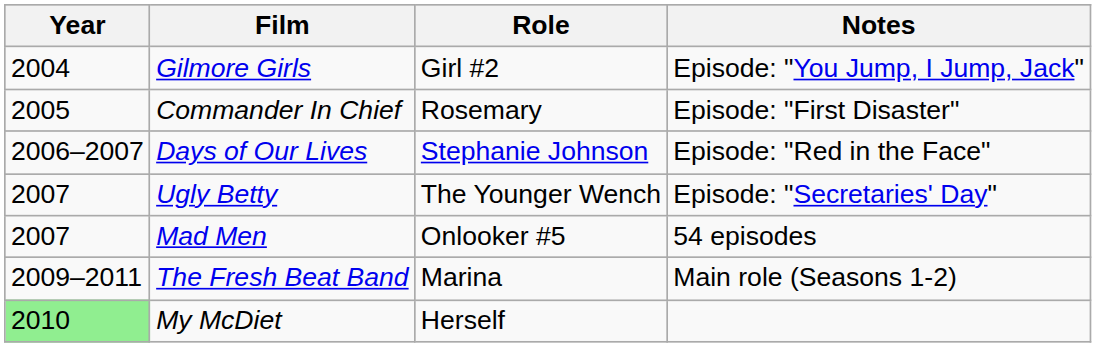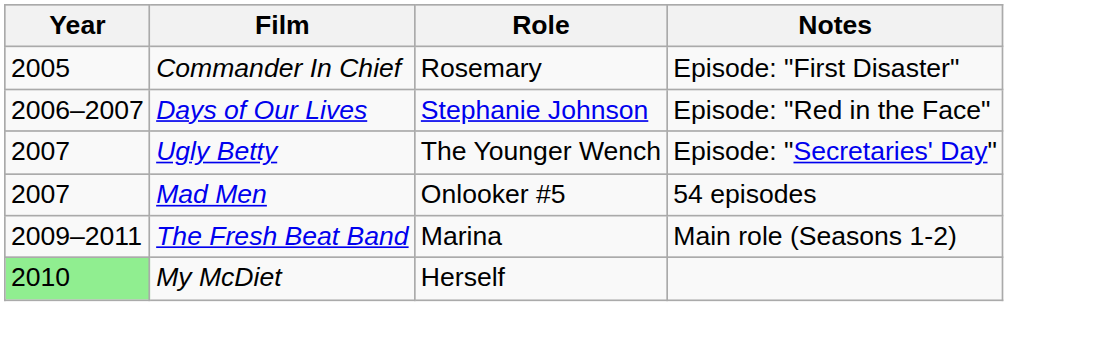- row: (234, 67)
